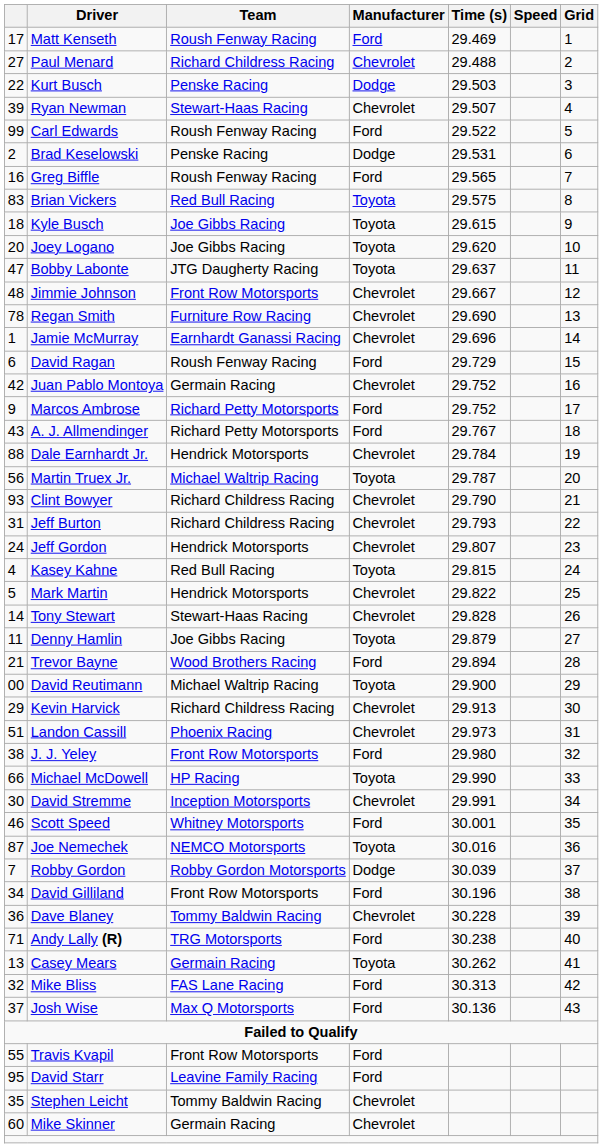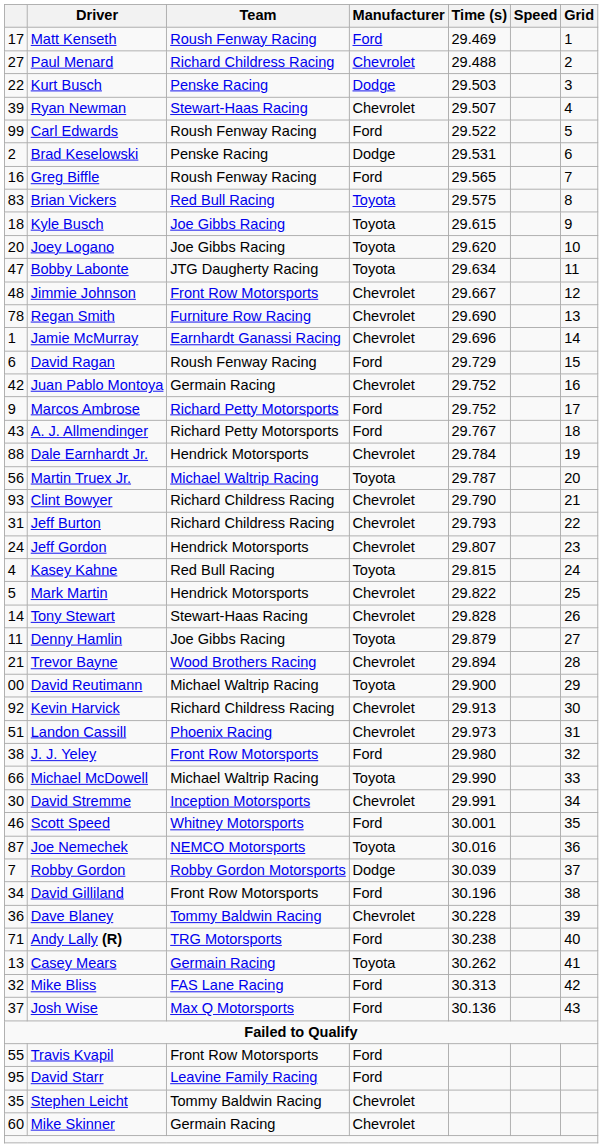(474, 270) 29.637 -> (474, 270) 29.634
(367, 662) Ford -> (384, 662) Chevrolet
(16, 708) 29 -> (16, 708) 92
(205, 778) HP Racing -> (244, 778) Michael Waltrip Racing
